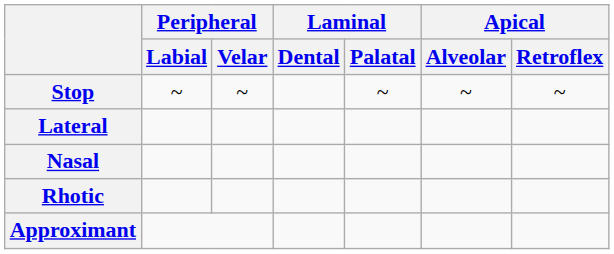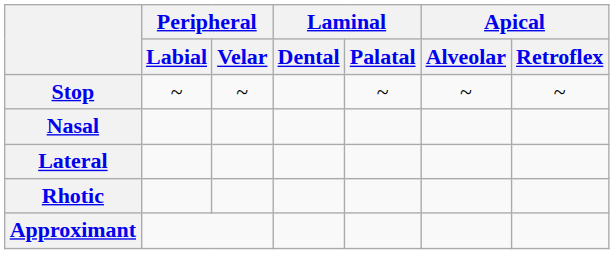rows swapped: (73, 160) <-> (73, 126)
